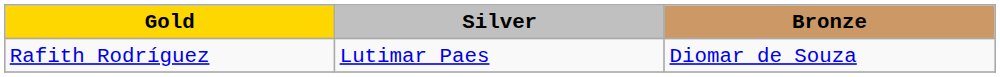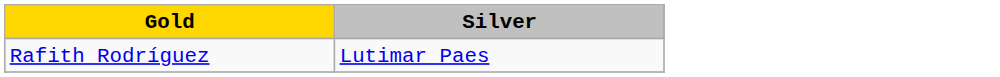- column: (830, 22)
